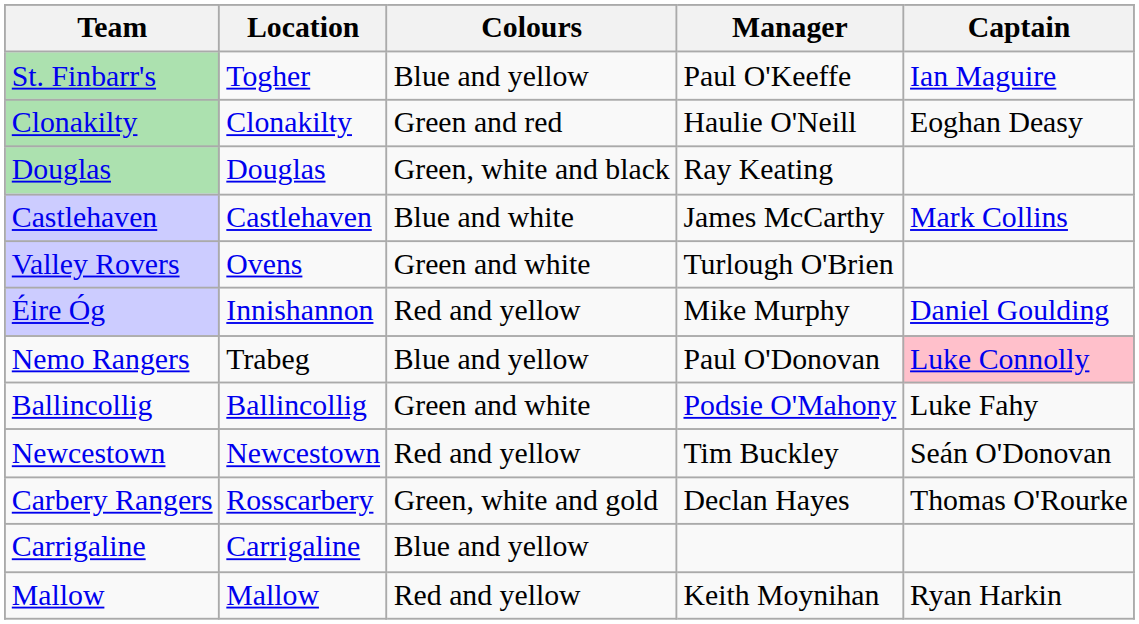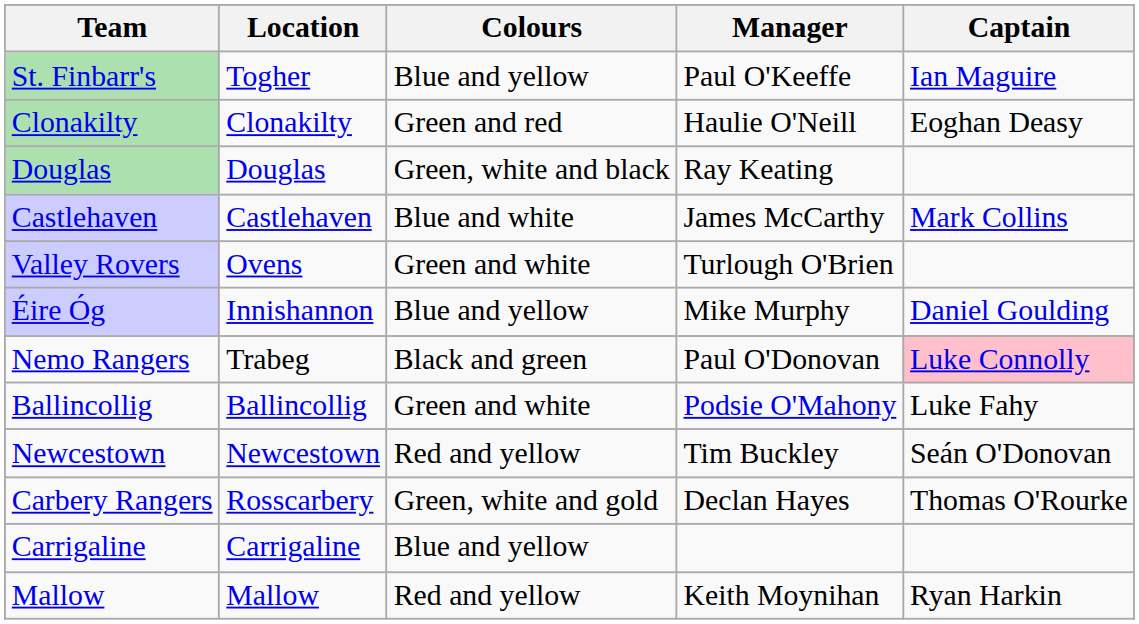(487, 311) Red and yellow -> (491, 311) Blue and yellow
(491, 358) Blue and yellow -> (490, 358) Black and green
